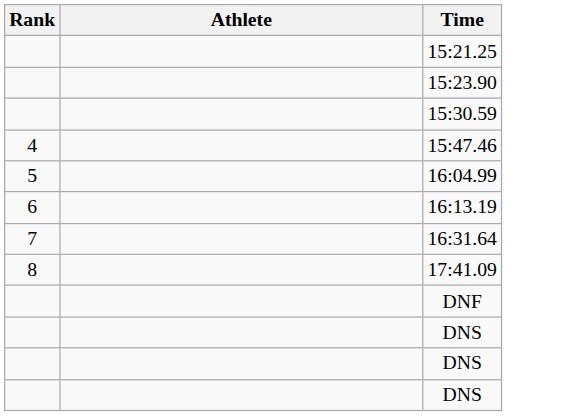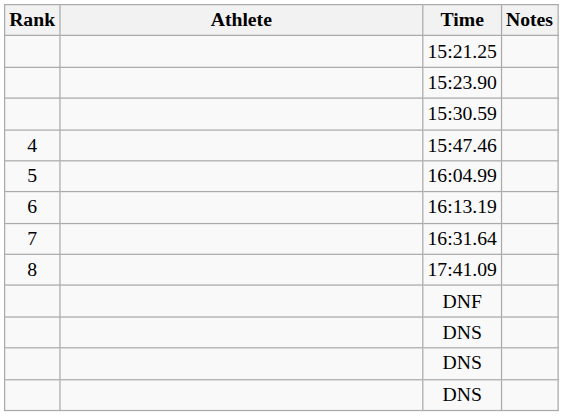+ column: (529, 20)
